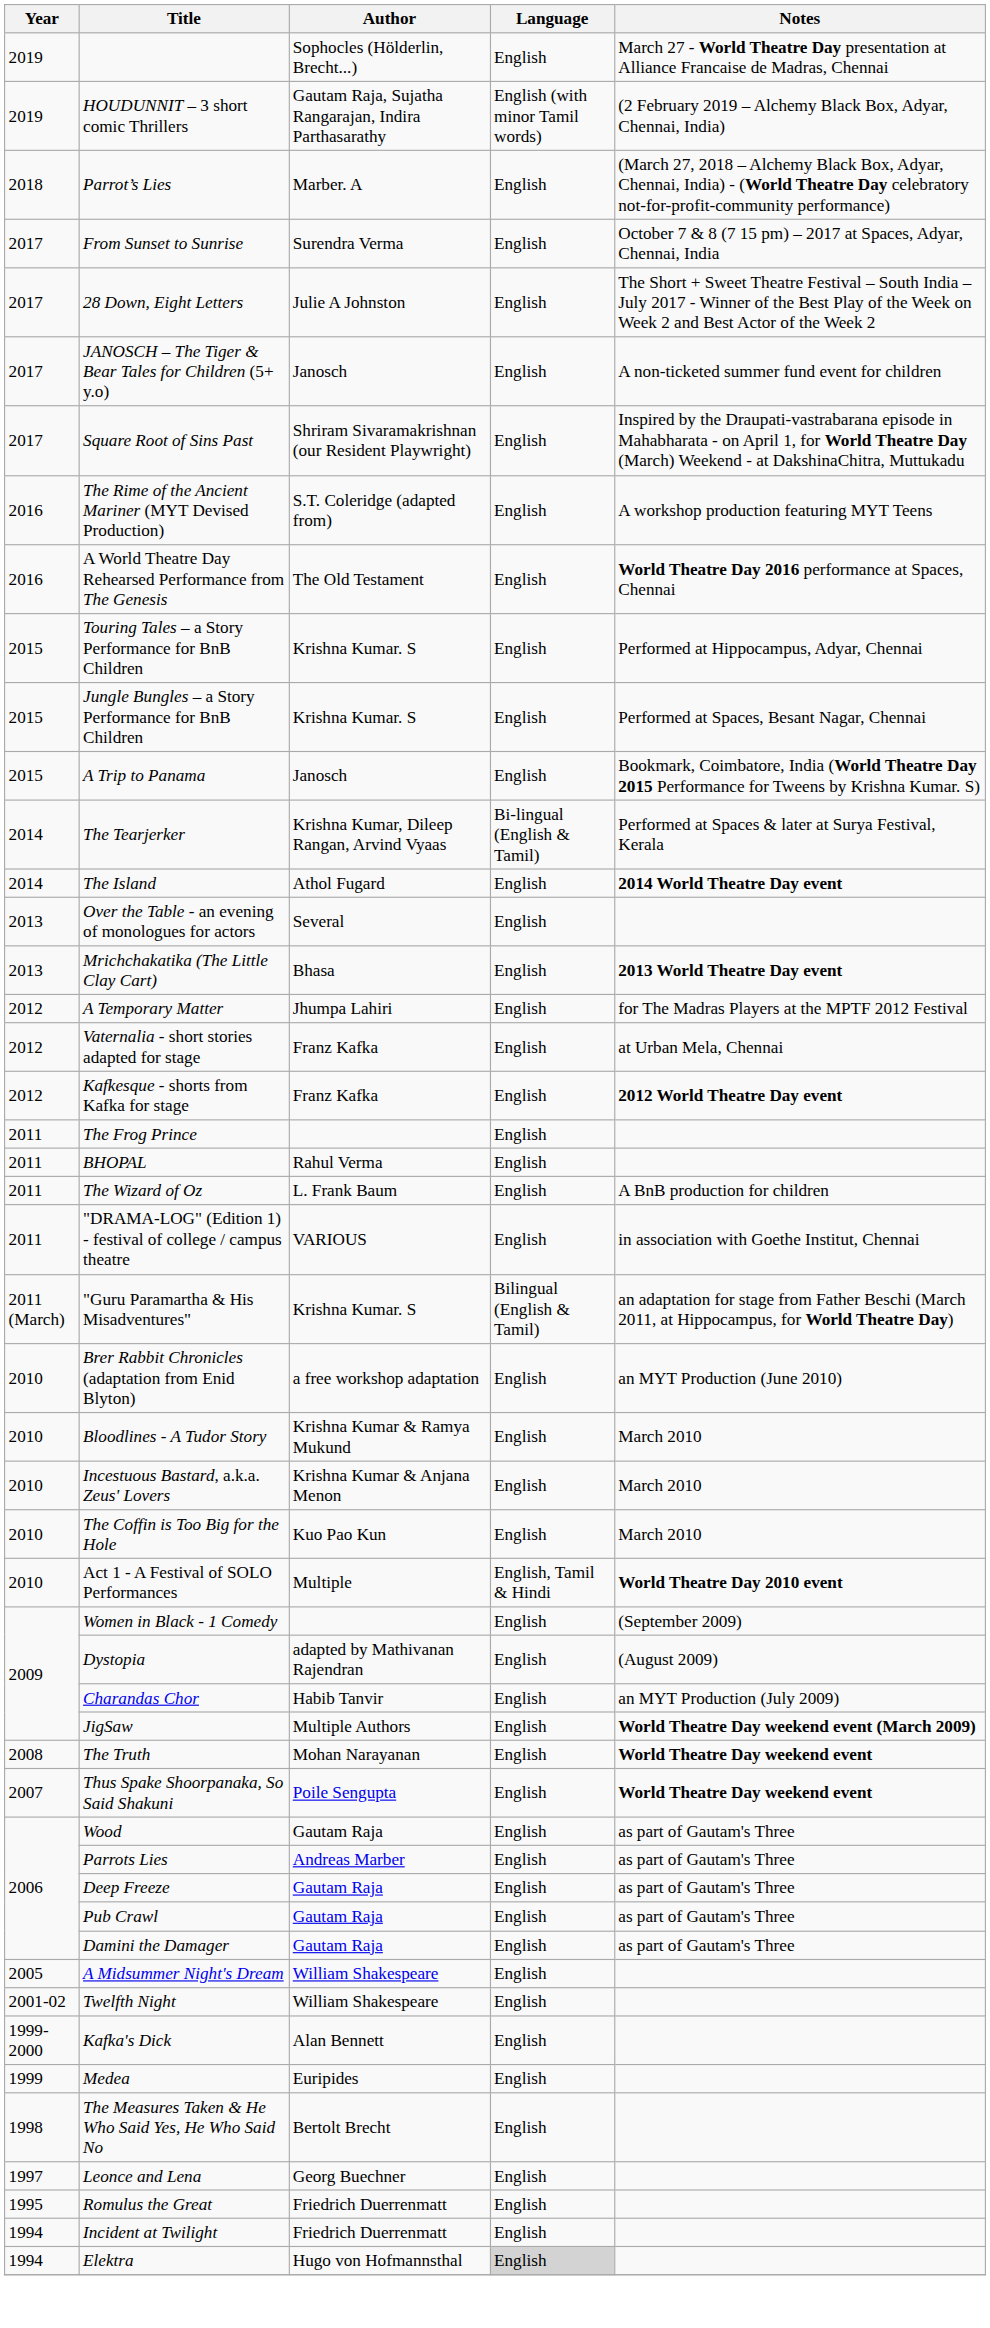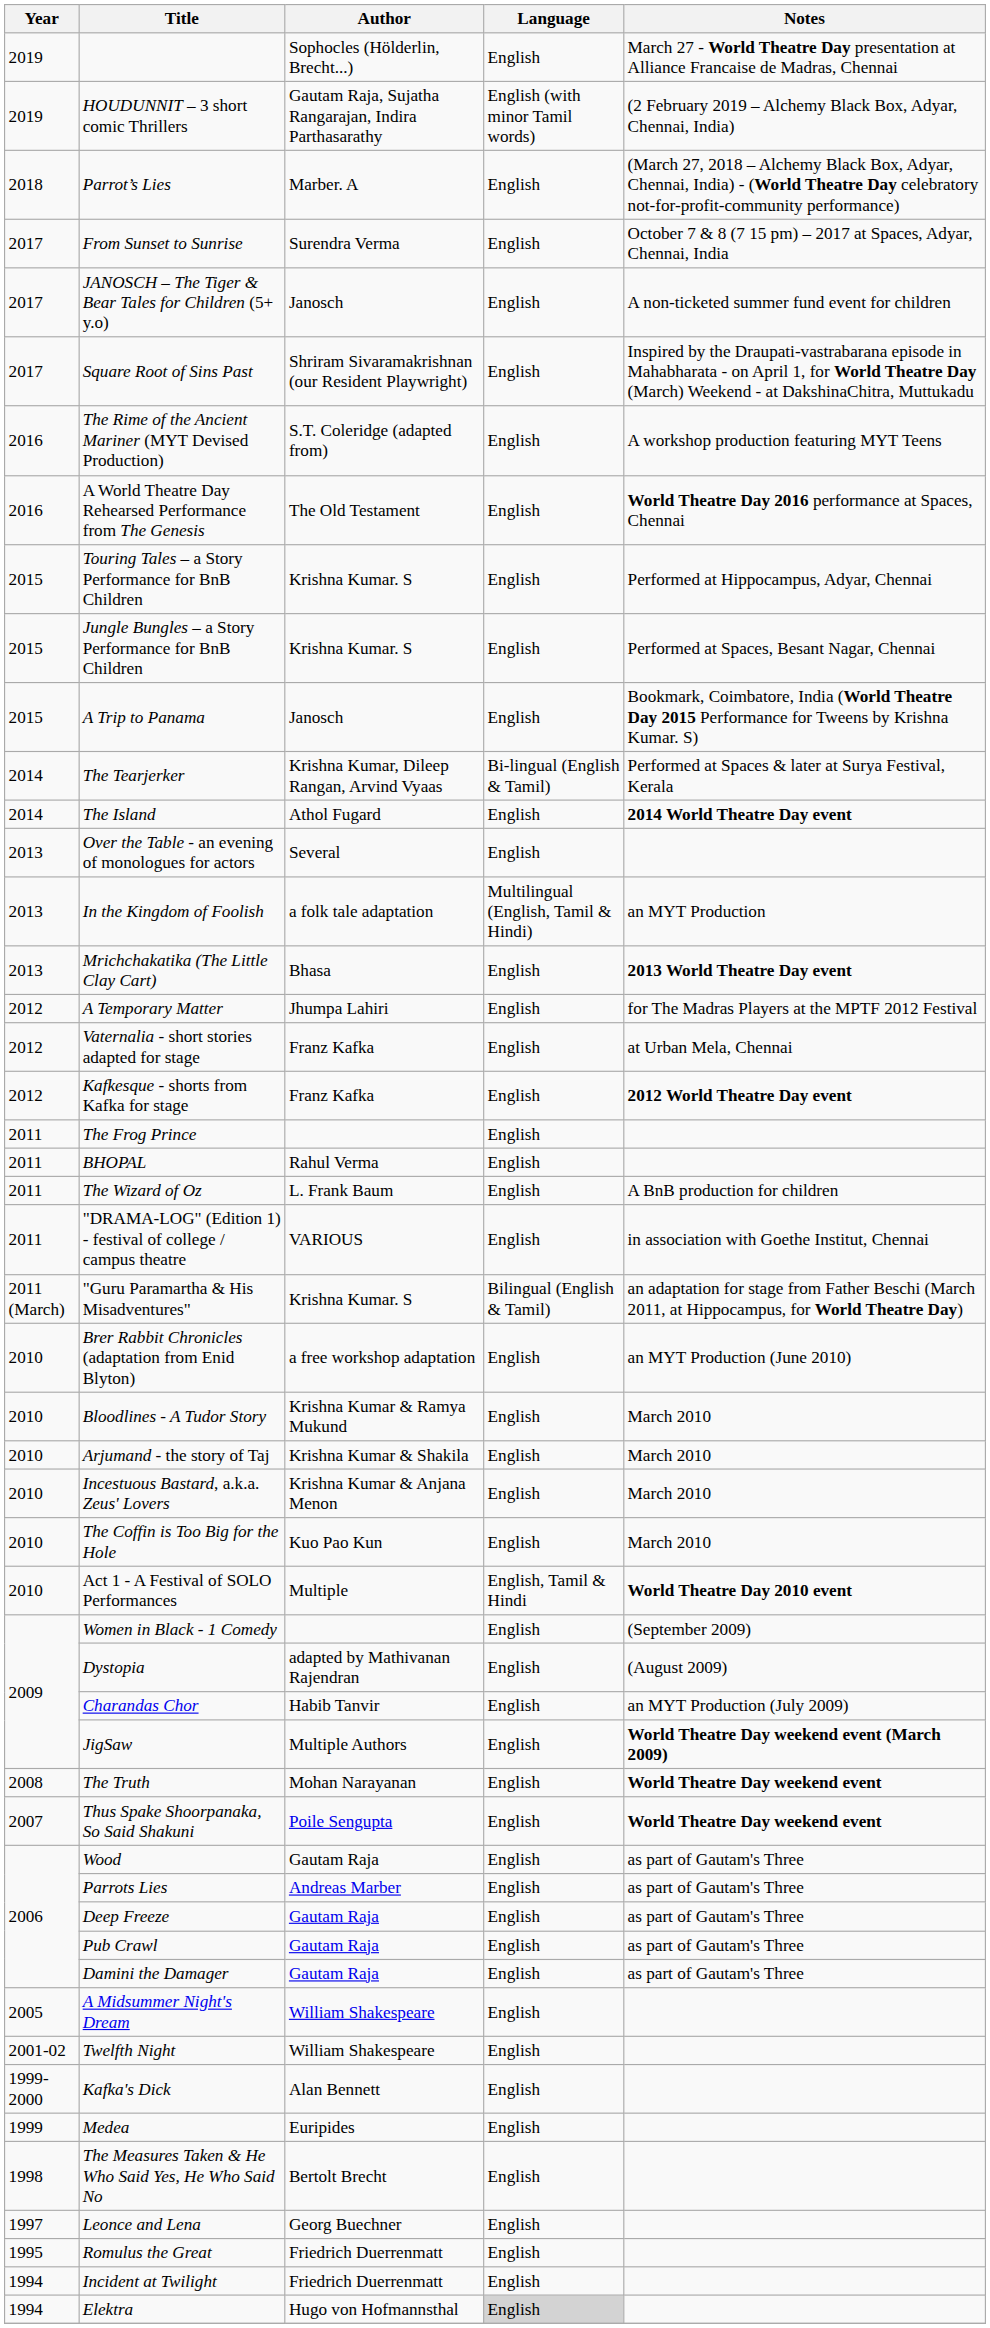- row: (163, 302)
+ row: (173, 911)
+ row: (176, 1454)
